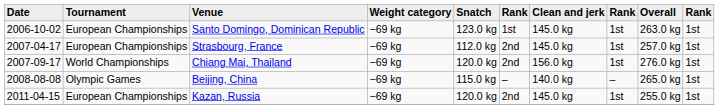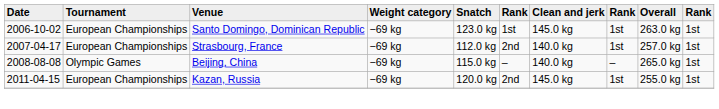(553, 46) 145.0 kg -> (553, 46) 140.0 kg
- row: (242, 63)
